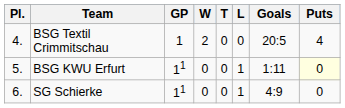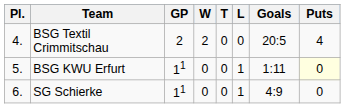(179, 40) 1 -> (179, 40) 2
